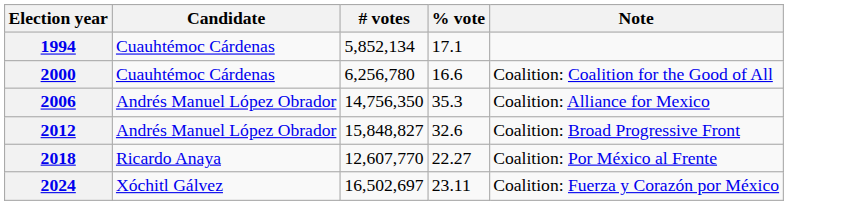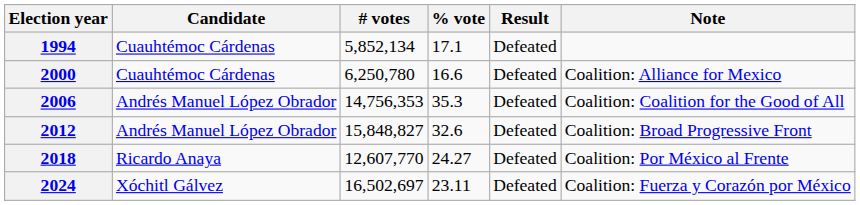+ column: (525, 18)
(380, 74) 6,256,780 -> (380, 74) 6,250,780
(633, 74) Coalition: Coalition for the Good of All -> (673, 74) Coalition: Alliance for Mexico
(384, 102) 14,756,350 -> (384, 102) 14,756,353
(601, 102) Coalition: Alliance for Mexico -> (705, 102) Coalition: Coalition for the Good of All
(452, 158) 22.27 -> (452, 158) 24.27
